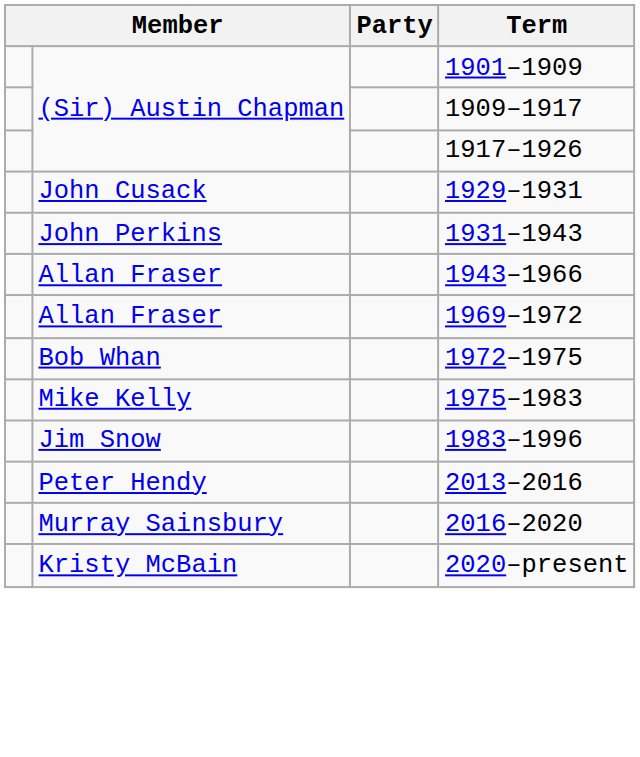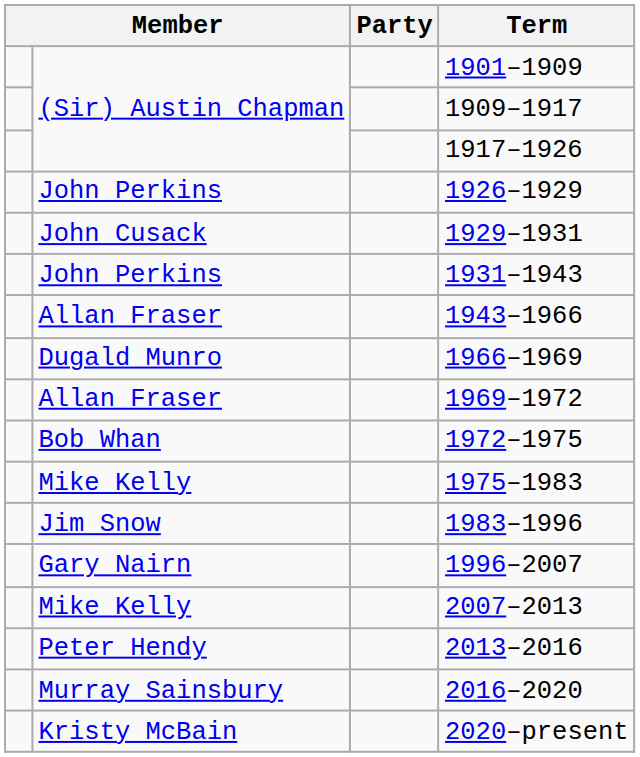+ row: (514, 192)
+ row: (514, 358)
+ row: (514, 566)
+ row: (514, 607)
